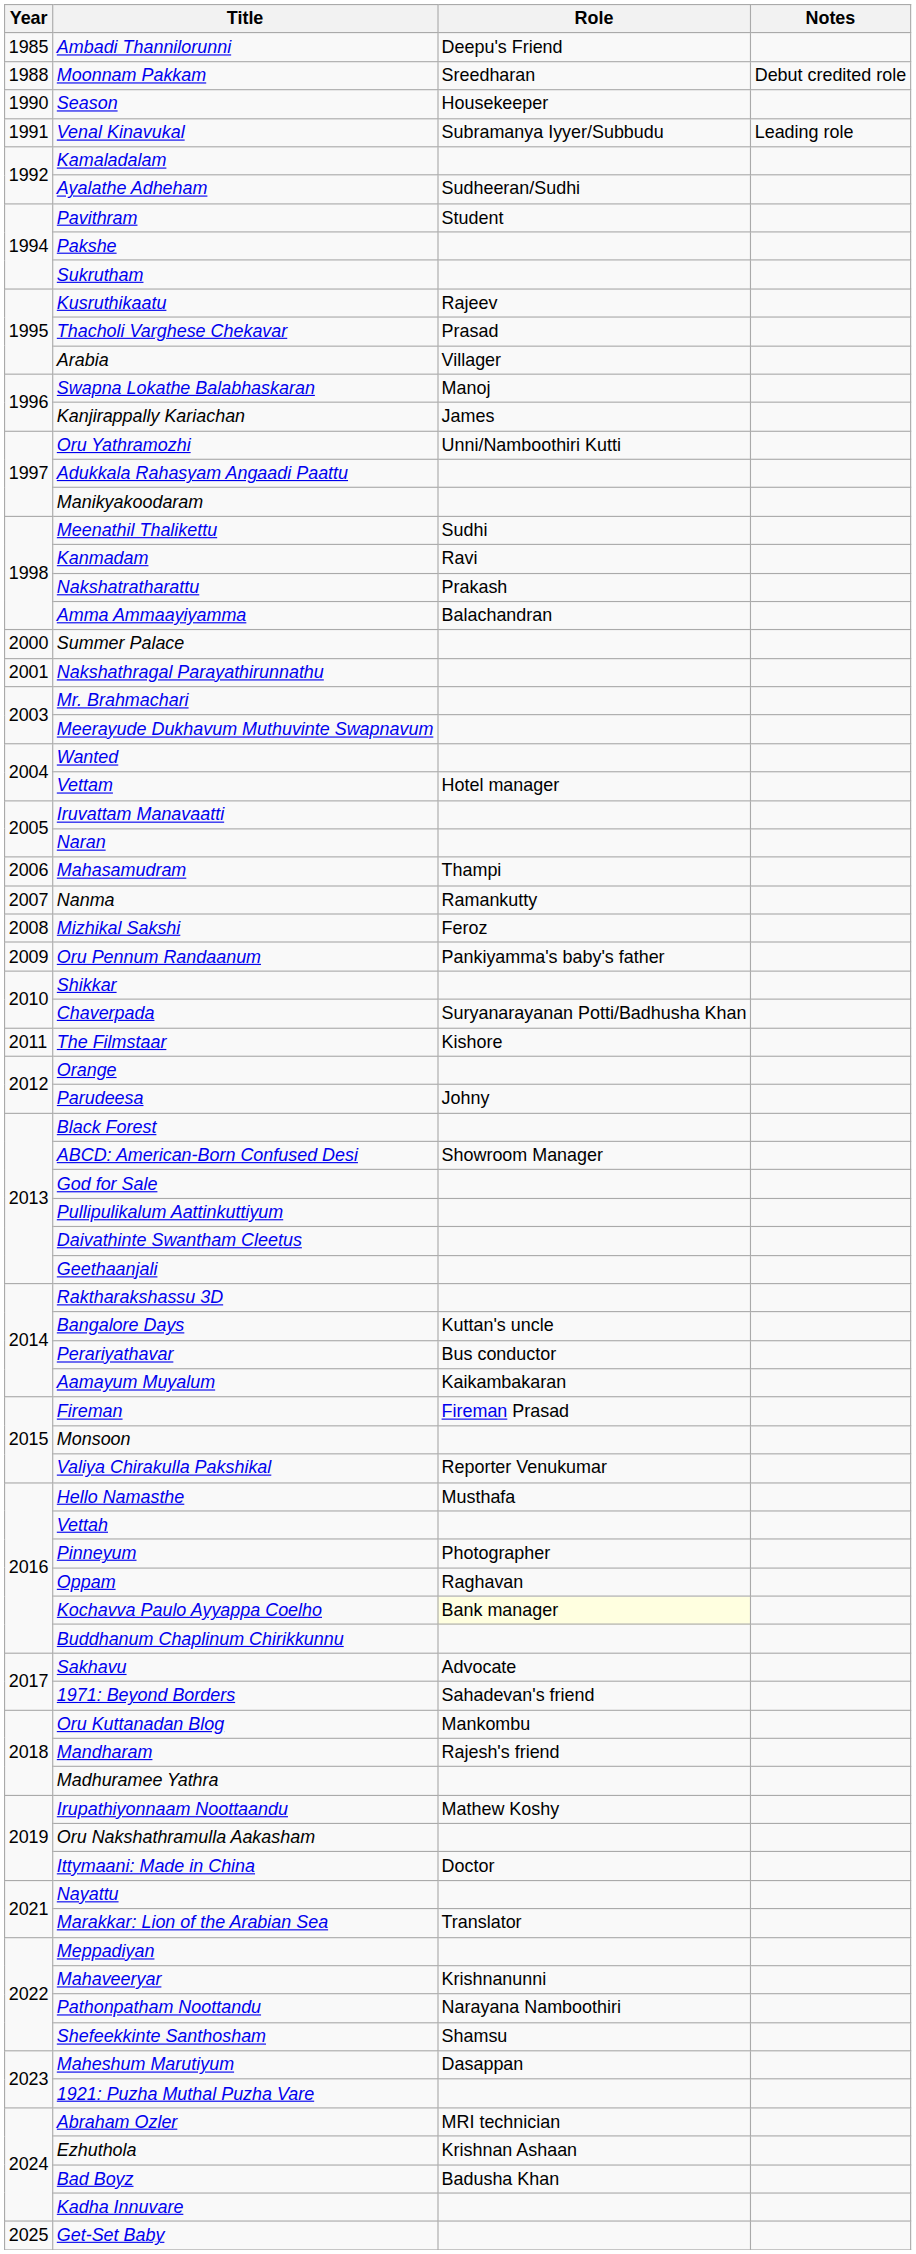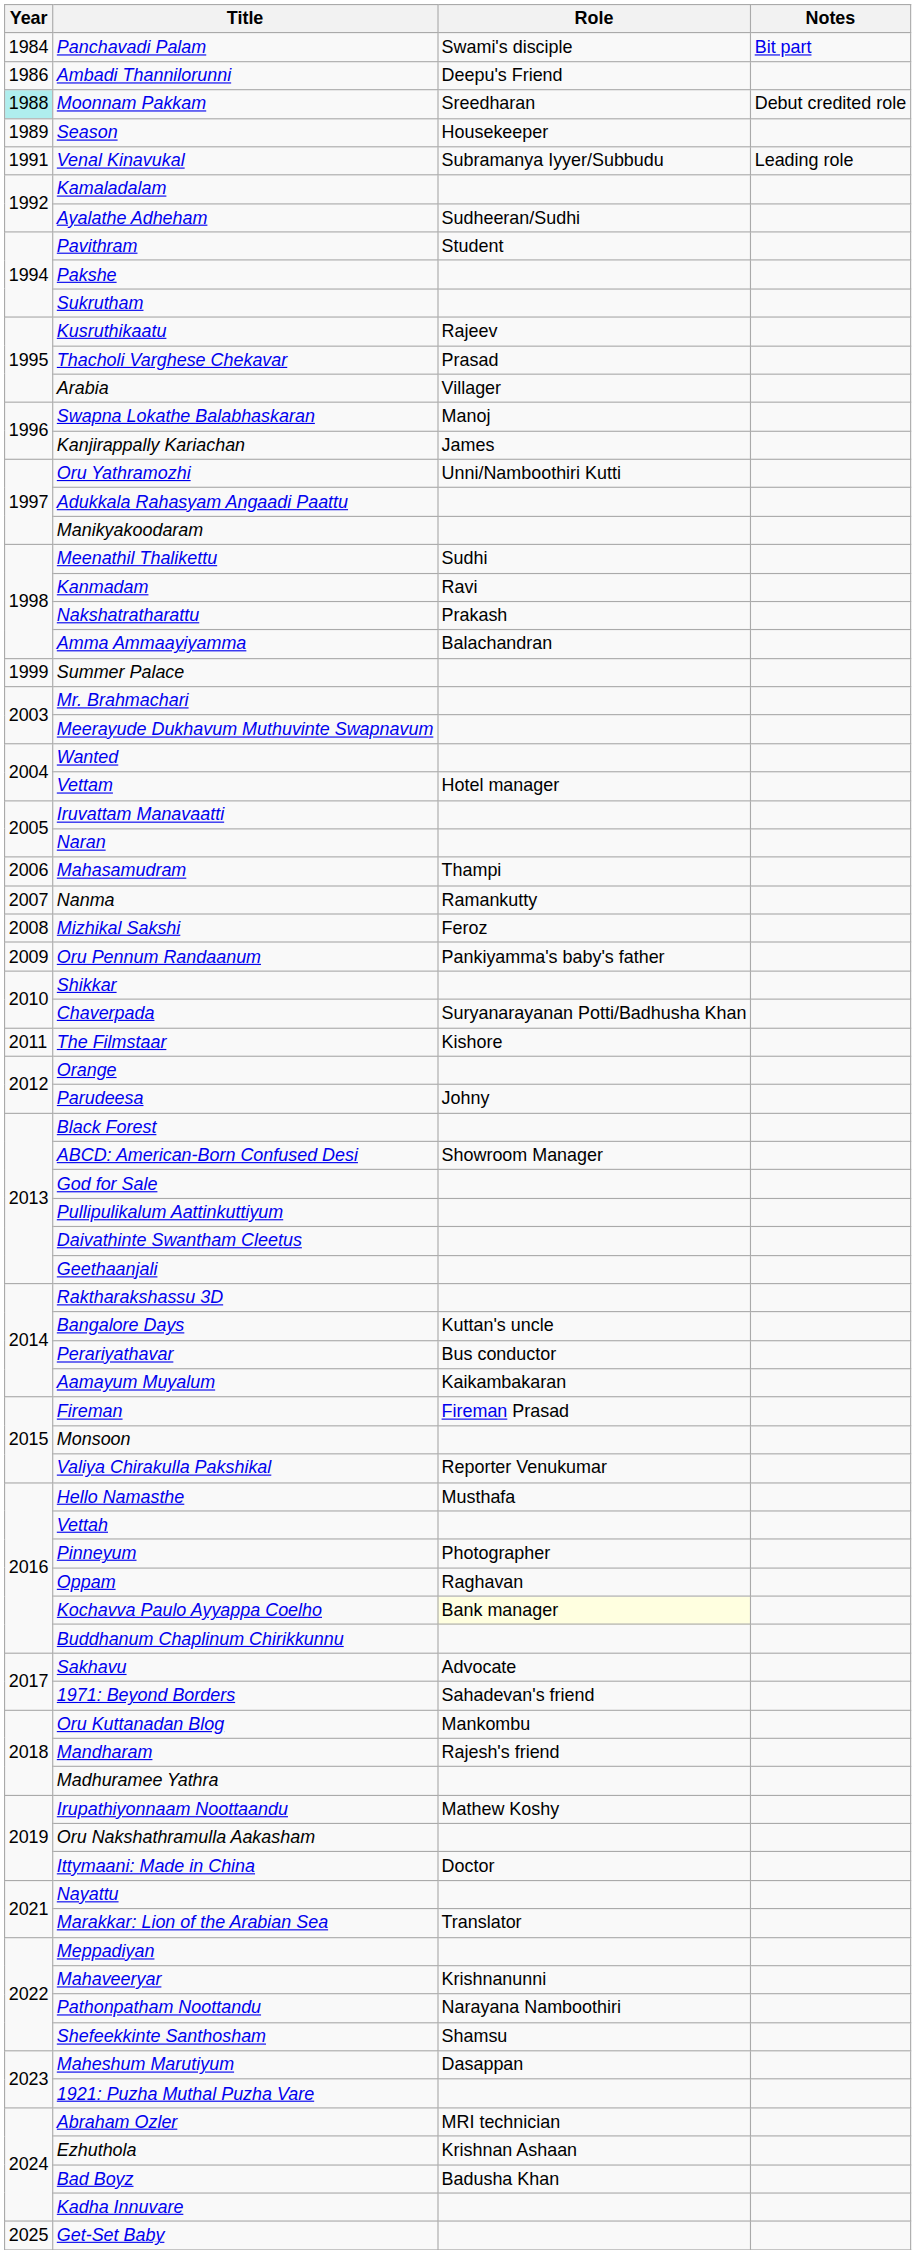+ row: (132, 47)
(29, 47) 1985 -> (29, 75) 1986
(29, 75) no background -> (29, 103) paleturquoise background
(29, 103) 1990 -> (29, 132) 1989
(29, 643) 2000 -> (29, 672) 1999
- row: (190, 672)
